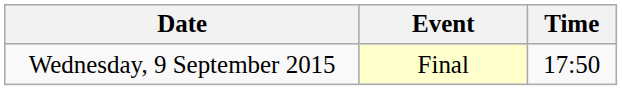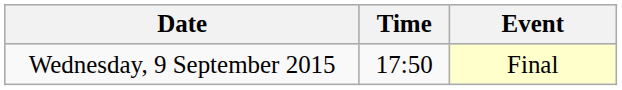columns swapped: (572, 24) <-> (443, 24)
